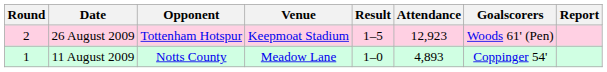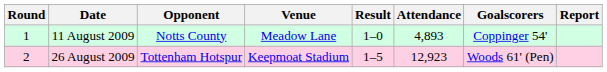rows swapped: (93, 56) <-> (93, 35)
